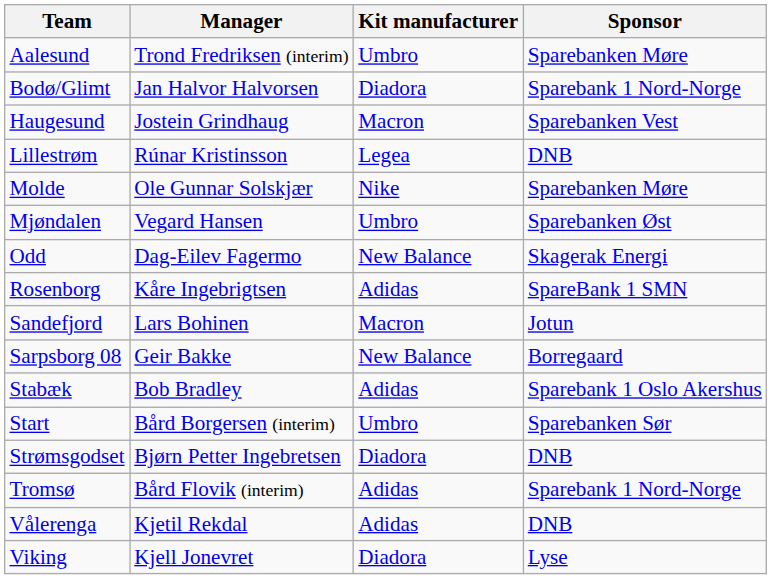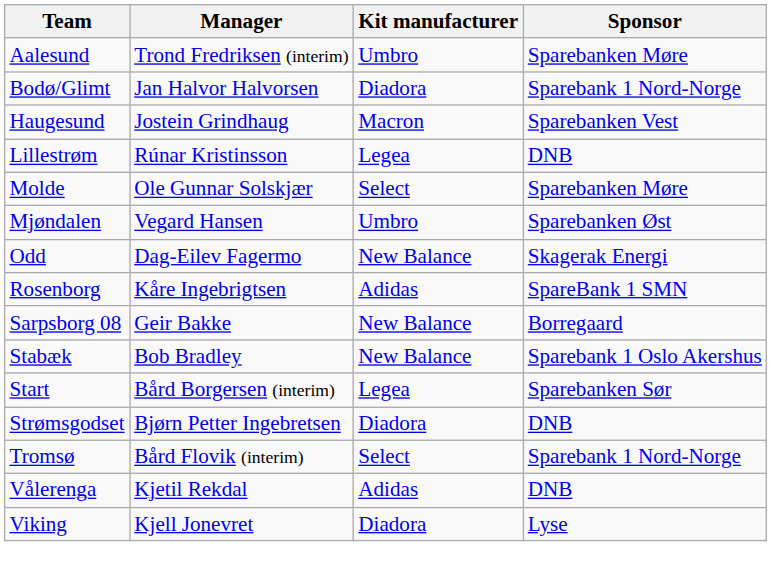(379, 188) Nike -> (384, 188) Select
- row: (56, 322)
(388, 389) Adidas -> (415, 356) New Balance
(388, 423) Umbro -> (384, 389) Legea
(388, 490) Adidas -> (384, 456) Select
